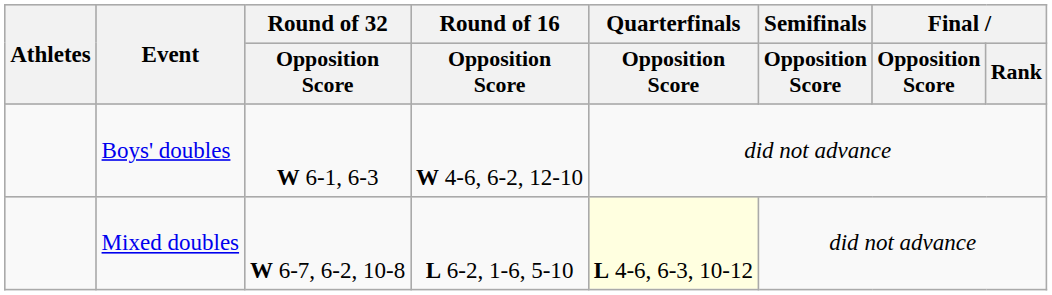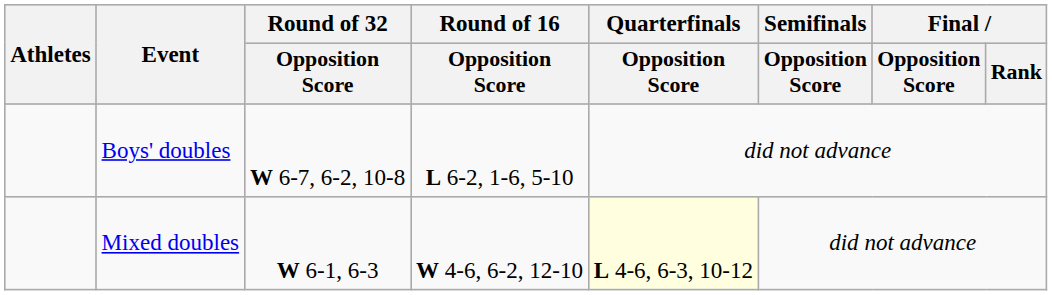(328, 177) W 6-1, 6-3 -> (328, 177) W 6-7, 6-2, 10-8
(500, 177) W 4-6, 6-2, 12-10 -> (500, 177) L 6-2, 1-6, 5-10
(328, 270) W 6-7, 6-2, 10-8 -> (328, 270) W 6-1, 6-3
(500, 270) L 6-2, 1-6, 5-10 -> (500, 270) W 4-6, 6-2, 12-10
